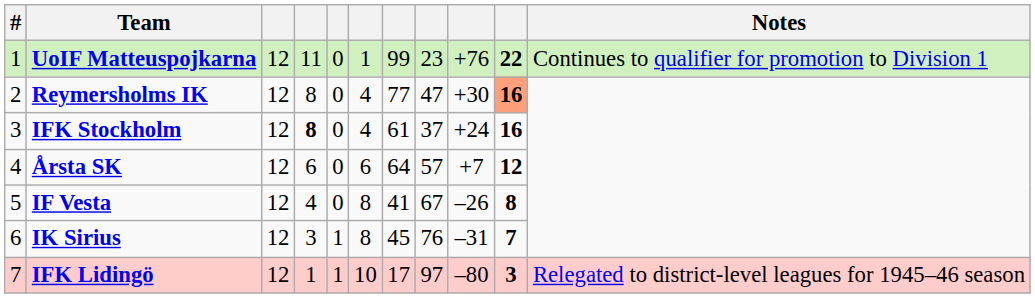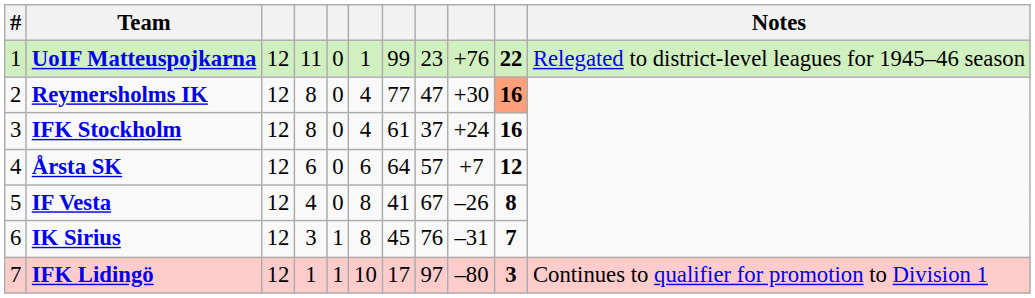(760, 58) Continues to qualifier for promotion to Division 1 -> (779, 58) Relegated to district-level leagues for 1945–46 season
(311, 130) bold -> (311, 130) normal
(779, 274) Relegated to district-level leagues for 1945–46 season -> (760, 274) Continues to qualifier for promotion to Division 1
